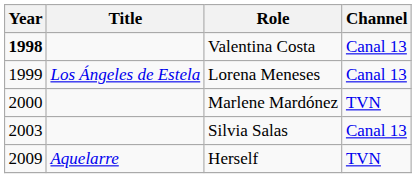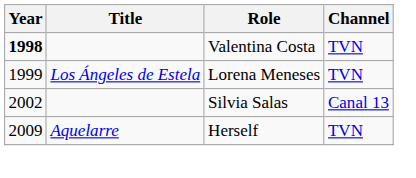(376, 46) Canal 13 -> (345, 46) TVN
(376, 74) Canal 13 -> (345, 74) TVN
- row: (273, 102)
(26, 131) 2003 -> (26, 102) 2002
